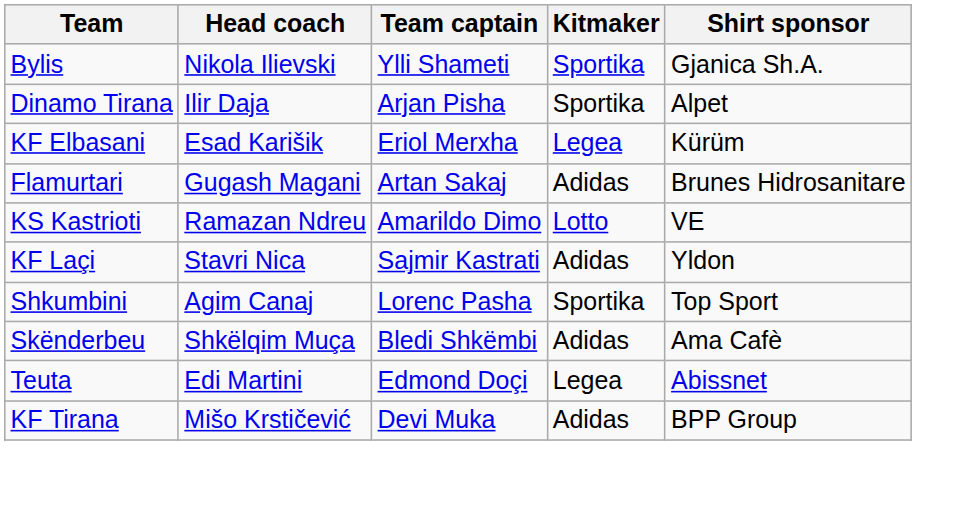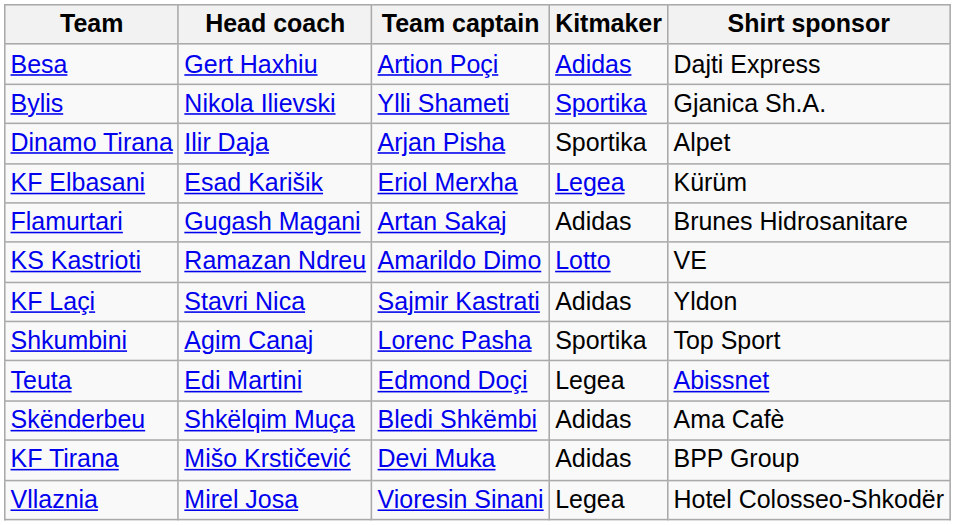+ row: (39, 63)
rows swapped: (78, 340) <-> (41, 380)
+ row: (54, 499)
